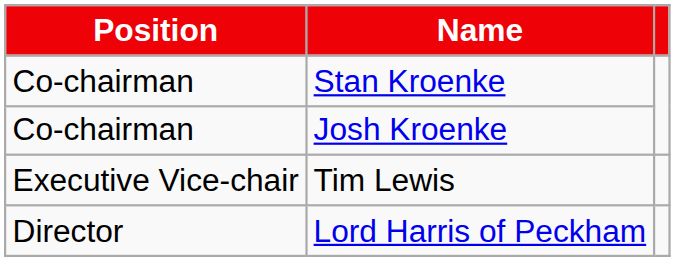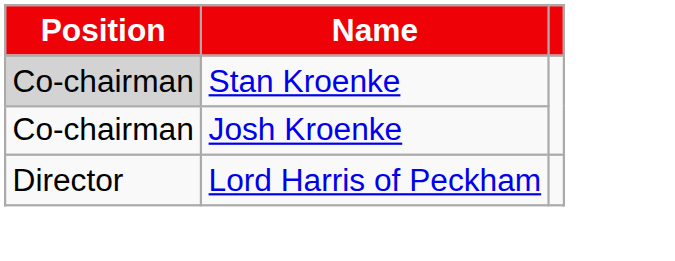(103, 81) no background -> (103, 81) lightgrey background
- row: (384, 181)
